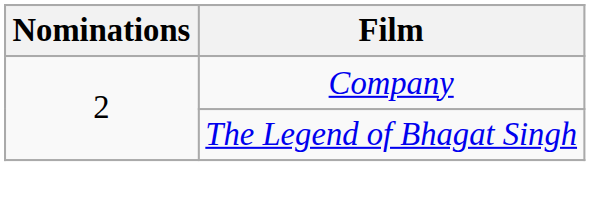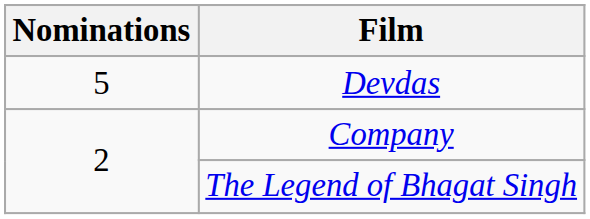+ row: (391, 82)
